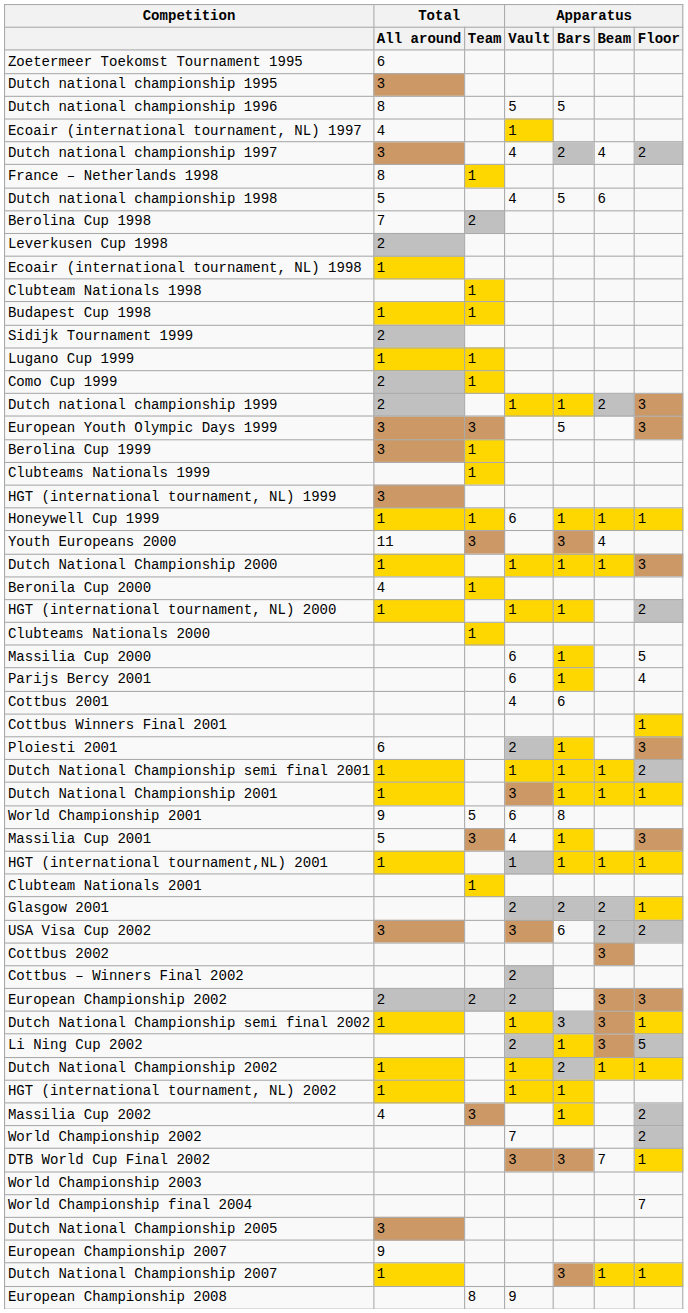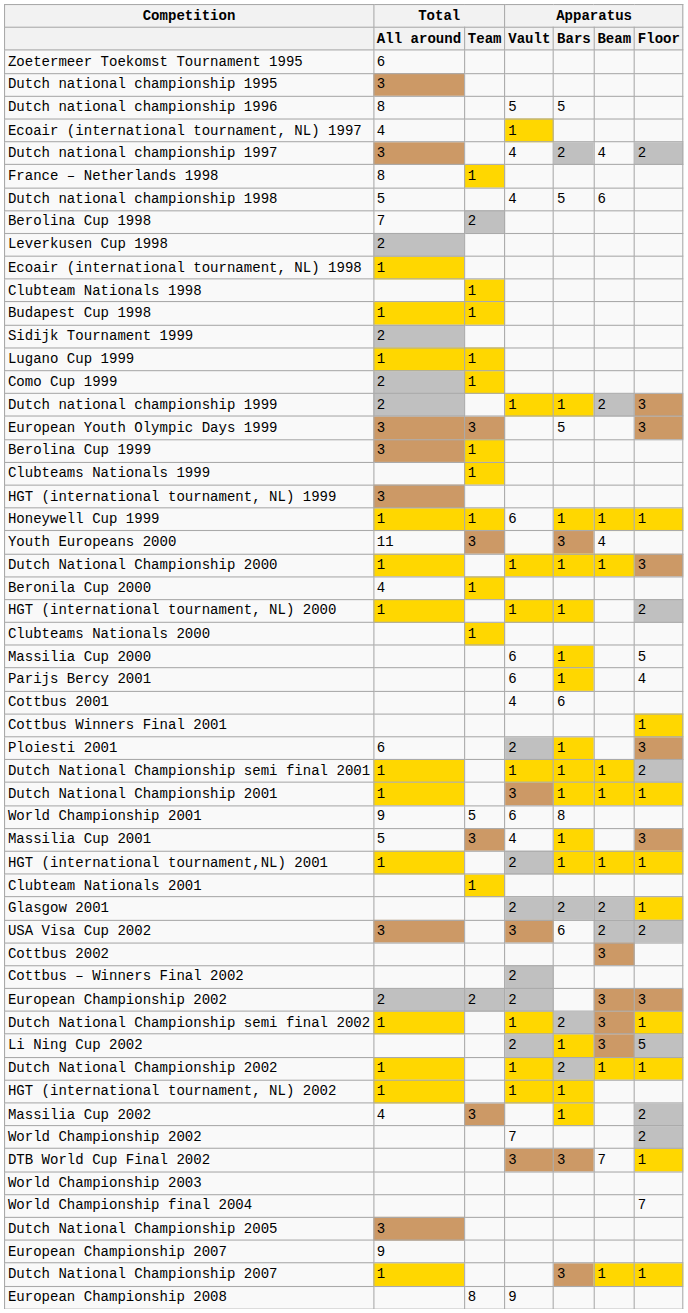(512, 863) 1 -> (512, 863) 2
(561, 1023) 3 -> (561, 1023) 2
